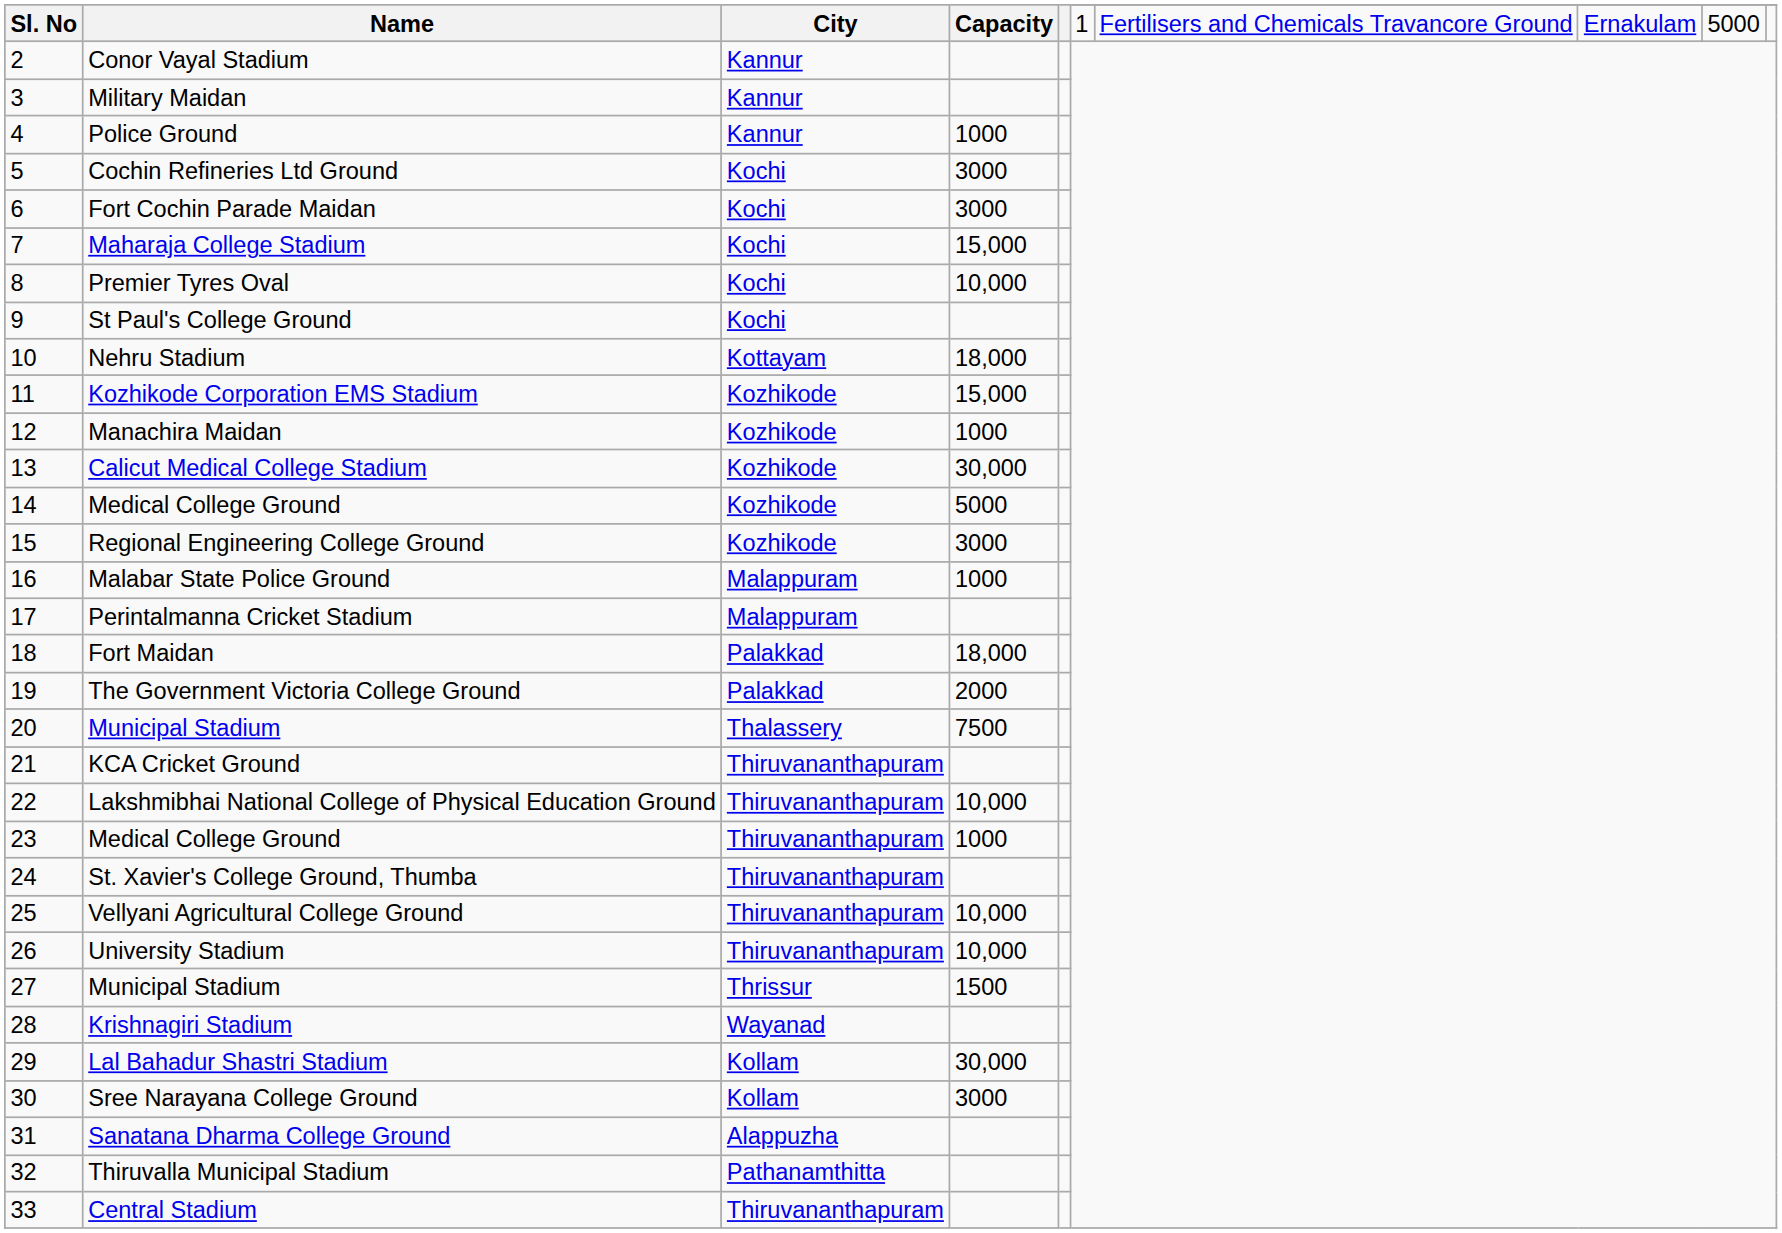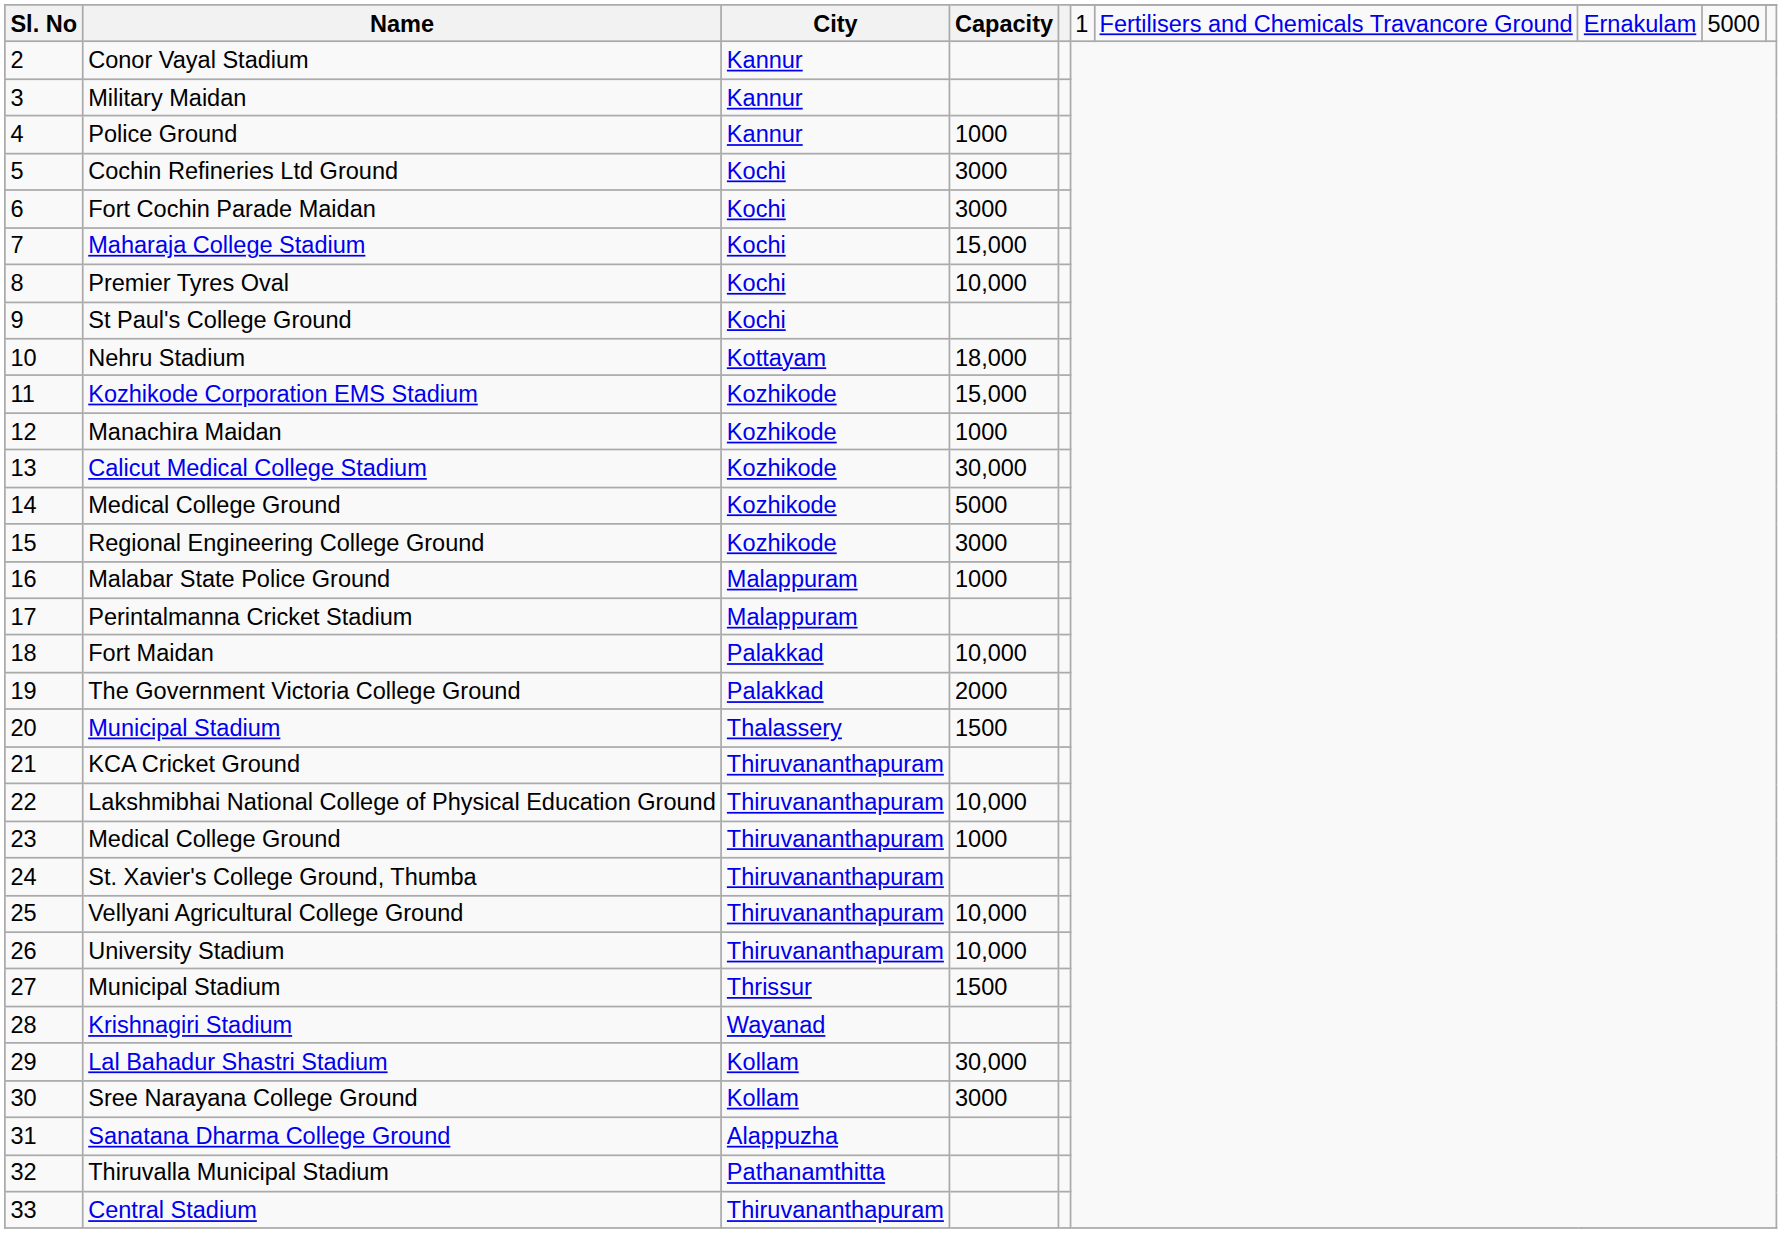(991, 653) 18,000 -> (991, 653) 10,000
(981, 728) 7500 -> (981, 728) 1500
